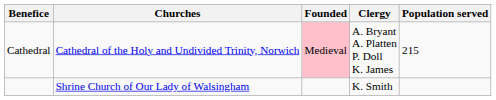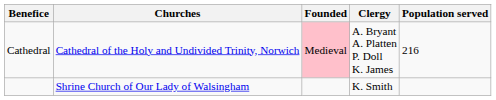(410, 50) 215 -> (410, 50) 216
